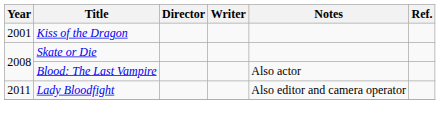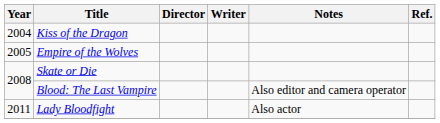(19, 33) 2001 -> (19, 33) 2004
+ row: (87, 52)
(276, 71) Also actor -> (329, 90) Also editor and camera operator
(329, 90) Also editor and camera operator -> (276, 109) Also actor
